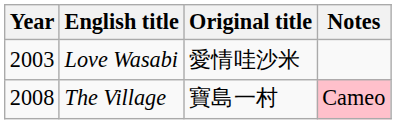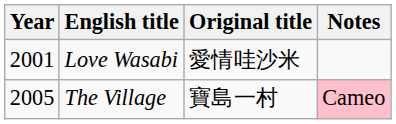(32, 59) 2003 -> (32, 59) 2001
(32, 98) 2008 -> (32, 98) 2005
